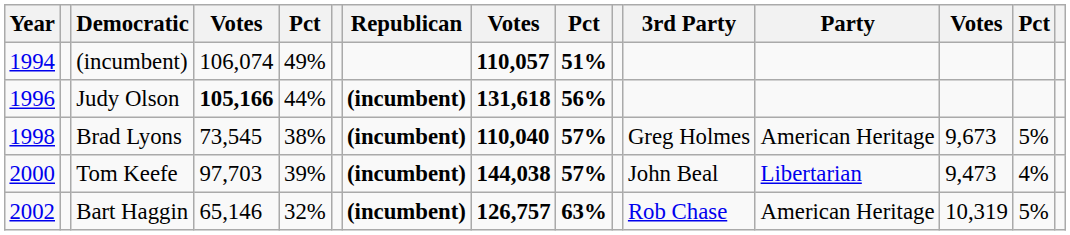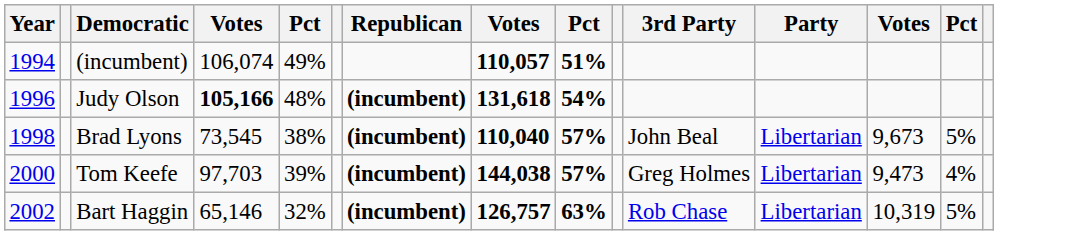(305, 98) 44% -> (305, 98) 48%
(584, 98) 56% -> (584, 98) 54%
(689, 136) Greg Holmes -> (673, 136) John Beal
(848, 136) American Heritage -> (811, 136) Libertarian
(673, 173) John Beal -> (689, 173) Greg Holmes
(848, 211) American Heritage -> (811, 211) Libertarian
